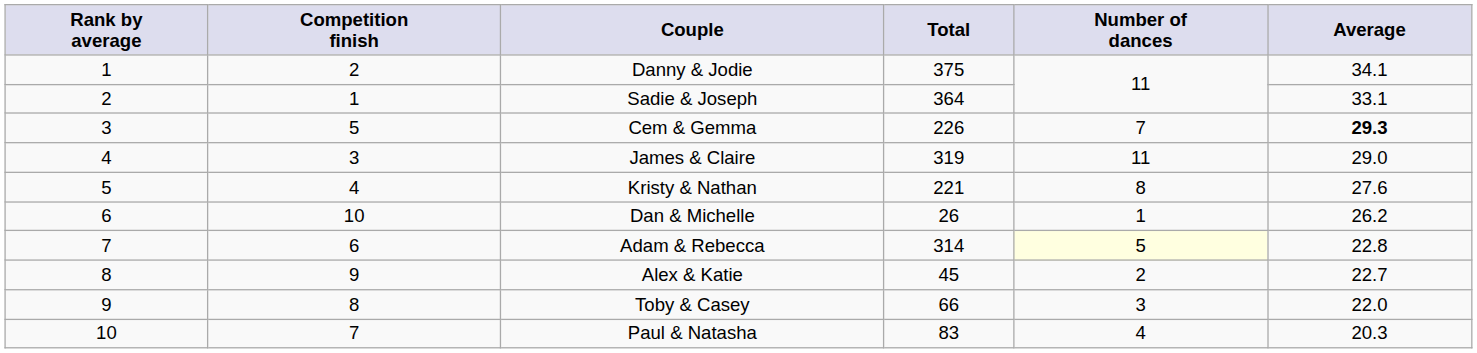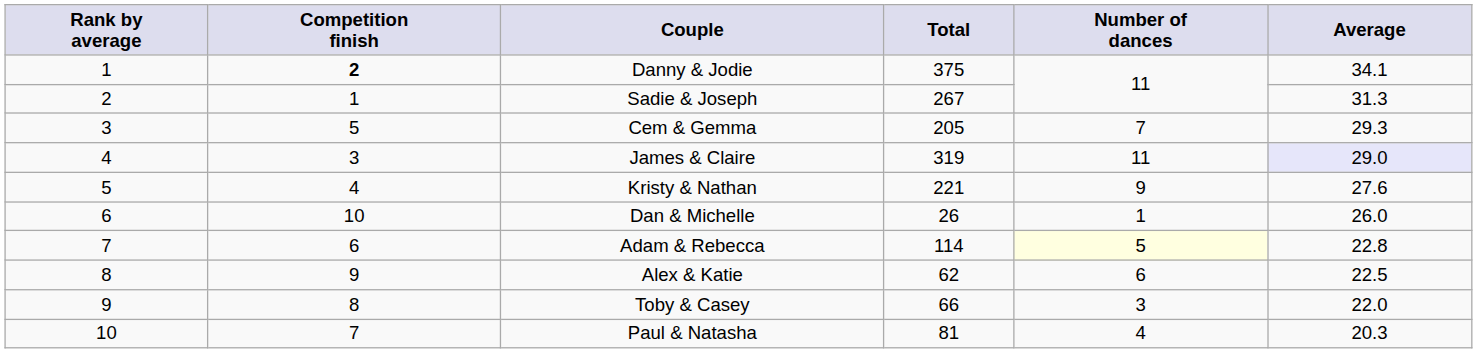(354, 69) normal -> (354, 69) bold
(949, 99) 364 -> (949, 99) 267
(1370, 99) 33.1 -> (1370, 99) 31.3
(949, 128) 226 -> (949, 128) 205
(1370, 128) bold -> (1370, 128) normal
(1370, 157) no background -> (1370, 157) lavender background
(1141, 187) 8 -> (1141, 187) 9
(1370, 216) 26.2 -> (1370, 216) 26.0
(949, 245) 314 -> (949, 245) 114
(949, 275) 45 -> (949, 275) 62
(1141, 275) 2 -> (1141, 275) 6
(1370, 275) 22.7 -> (1370, 275) 22.5
(949, 333) 83 -> (949, 333) 81
